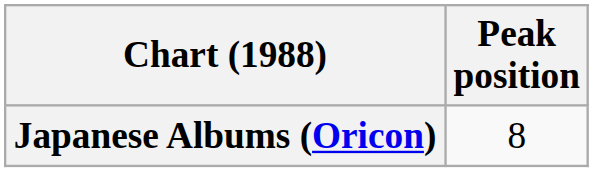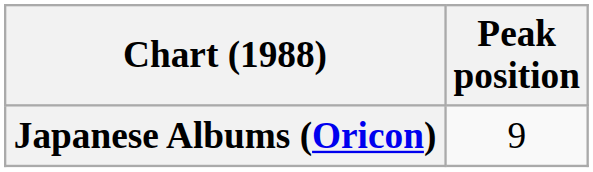(517, 135) 8 -> (517, 135) 9
